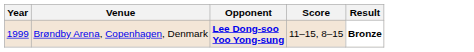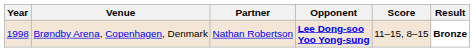+ column: (253, 13)
(18, 34) 1999 -> (18, 34) 1998
